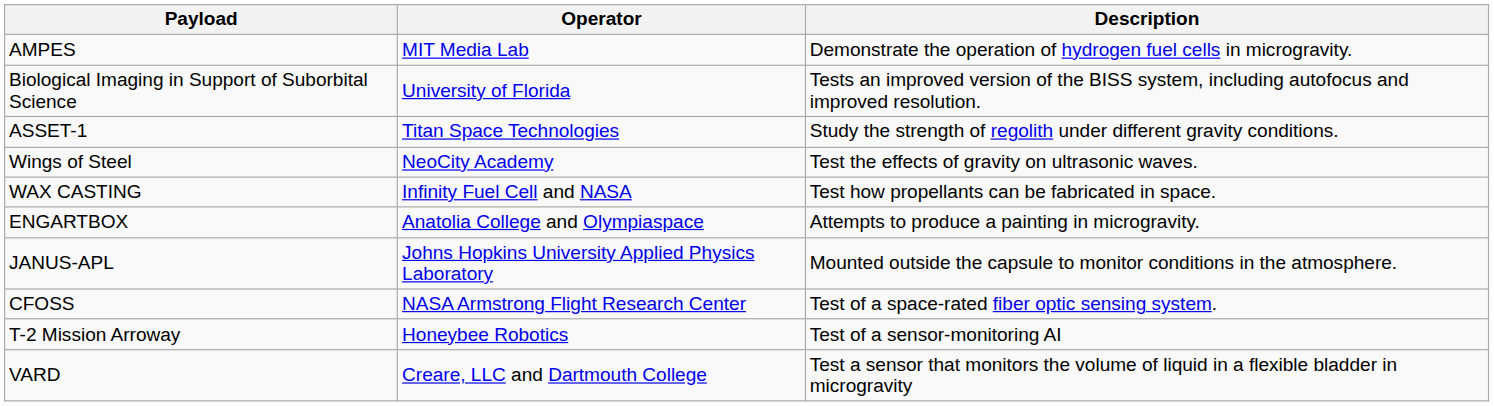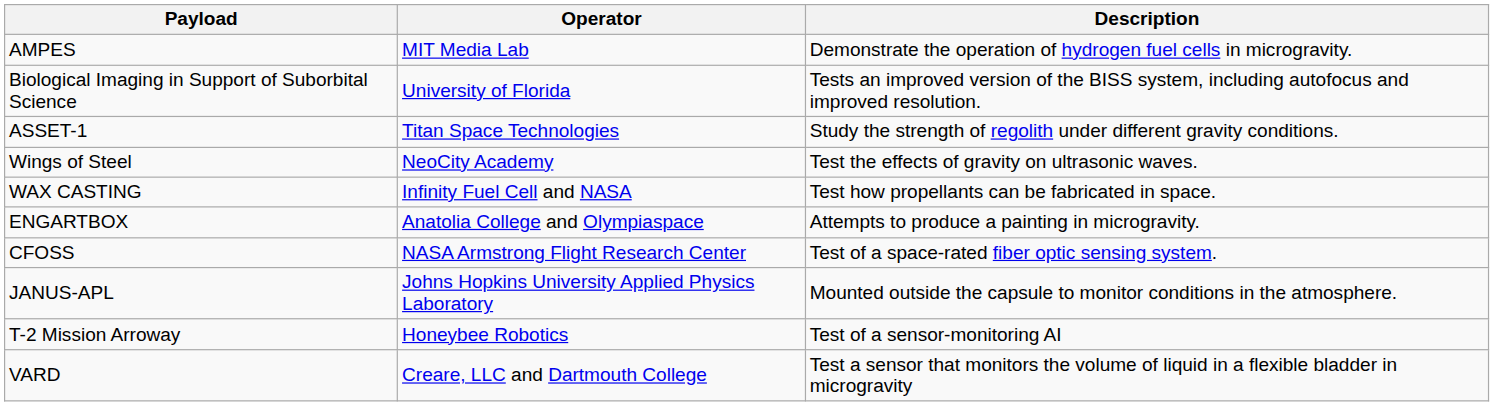rows swapped: (42, 304) <-> (61, 263)
